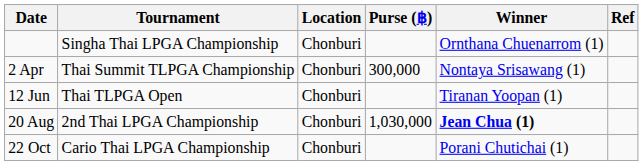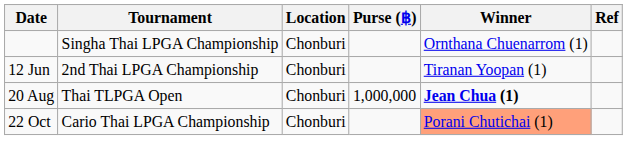- row: (26, 69)
(122, 95) Thai TLPGA Open -> (160, 69) 2nd Thai LPGA Championship
(160, 121) 2nd Thai LPGA Championship -> (122, 95) Thai TLPGA Open
(400, 121) 1,030,000 -> (384, 95) 1,000,000
(504, 148) no background -> (488, 121) lightsalmon background
